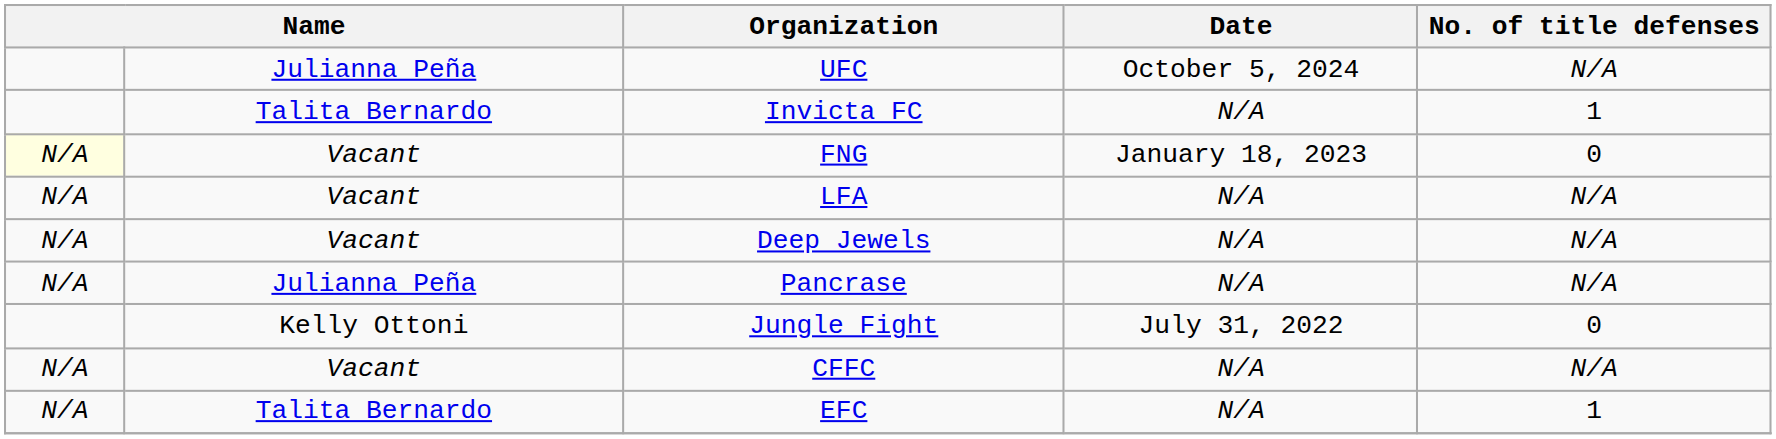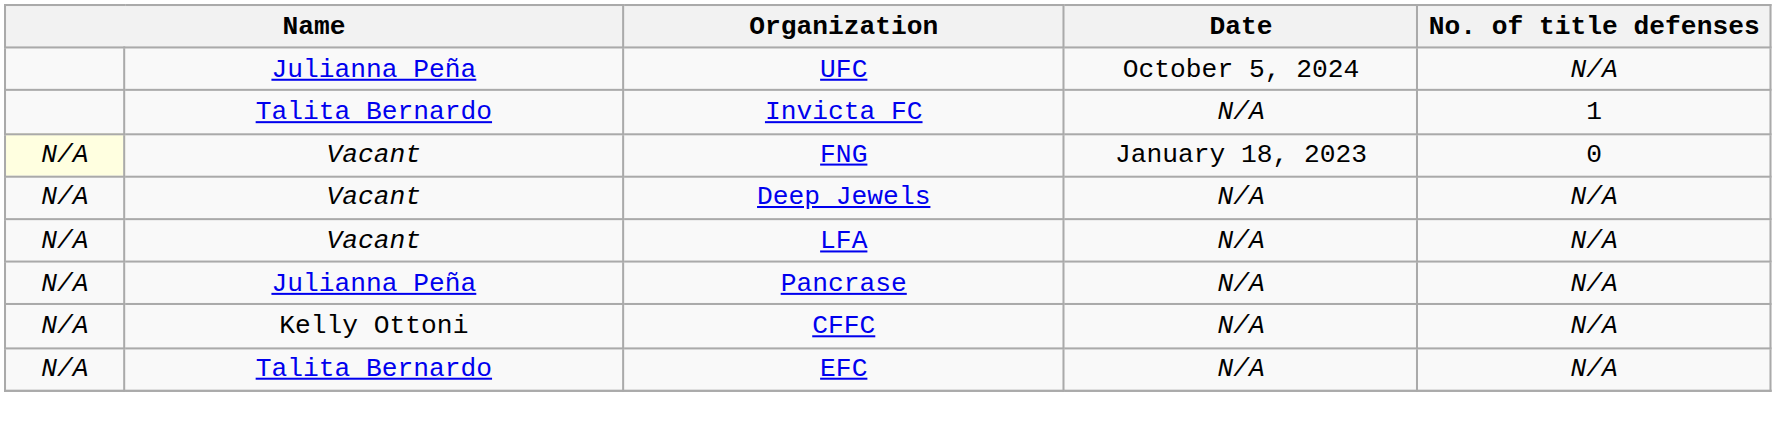rows swapped: (844, 198) <-> (844, 240)
- row: (844, 326)
(374, 369) Vacant -> (374, 326) Kelly Ottoni
(1594, 412) 1 -> (1594, 369) N/A
